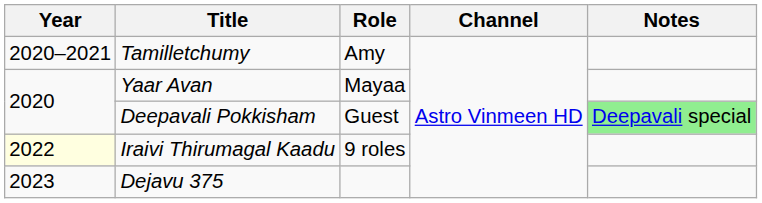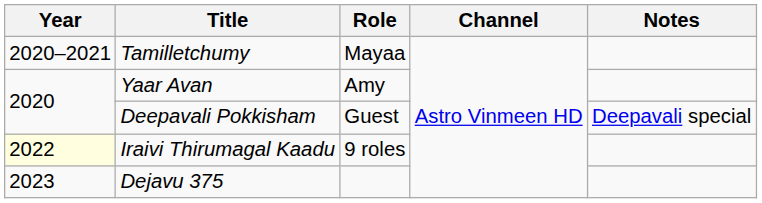(365, 52) Amy -> (375, 52) Mayaa
(375, 85) Mayaa -> (365, 85) Amy
(672, 117) lightgreen background -> (672, 117) no background
